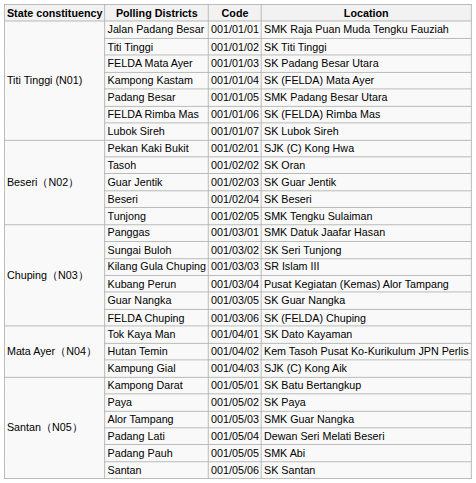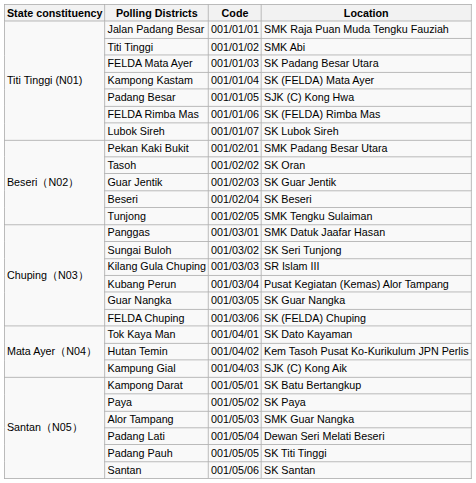(295, 46) SK Titi Tinggi -> (285, 46) SMK Abi
(326, 97) SMK Padang Besar Utara -> (309, 97) SJK (C) Kong Hwa
(309, 148) SJK (C) Kong Hwa -> (326, 148) SMK Padang Besar Utara
(285, 453) SMK Abi -> (295, 453) SK Titi Tinggi
